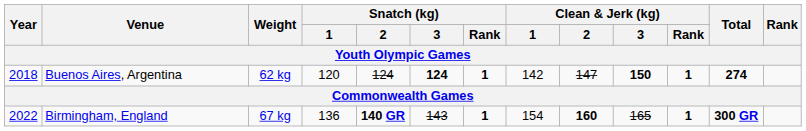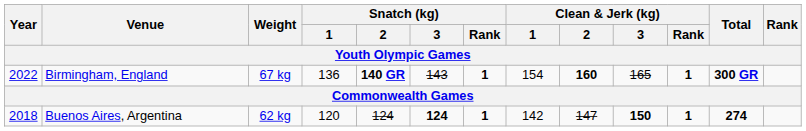rows swapped: (114, 75) <-> (106, 116)
